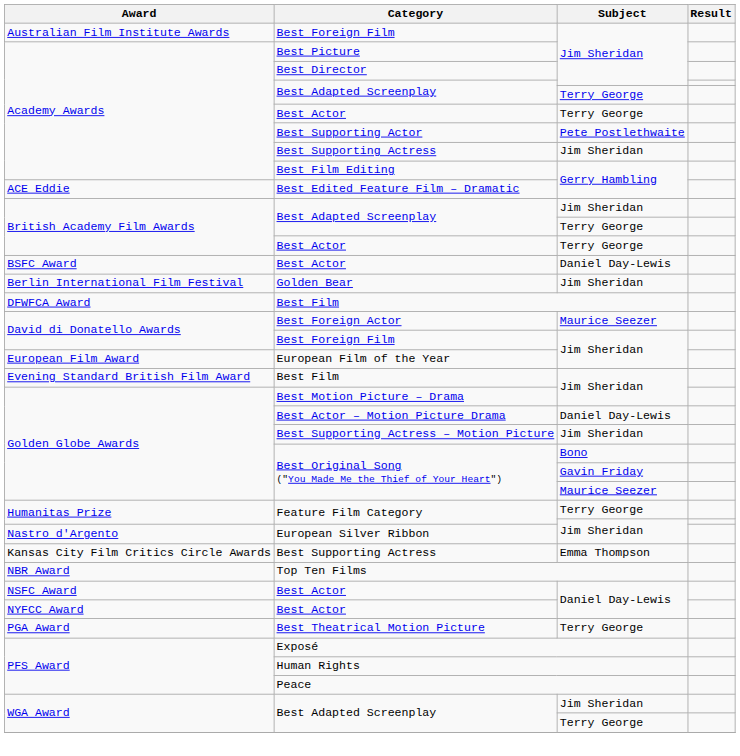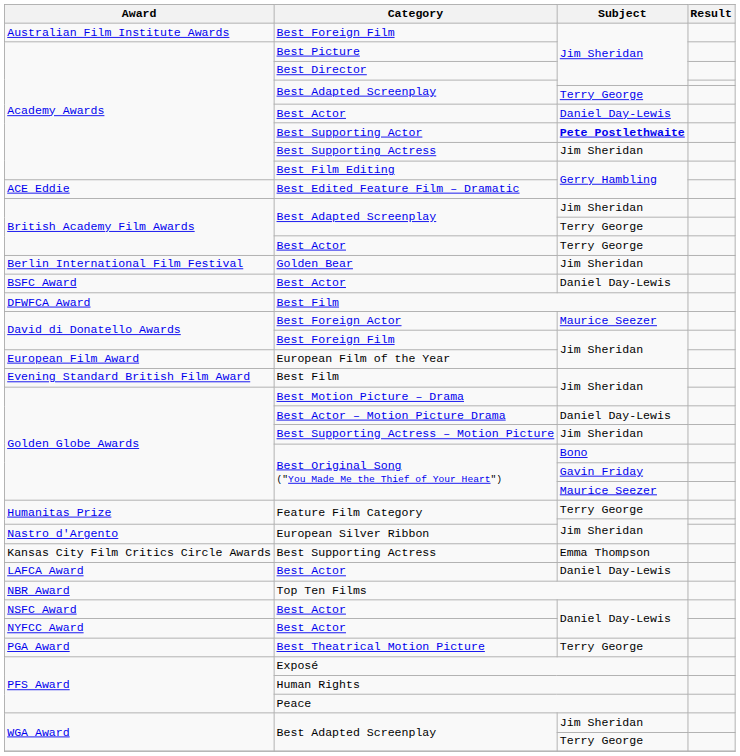(601, 114) Terry George -> (615, 114) Daniel Day-Lewis
(622, 133) normal -> (622, 133) bold
rows swapped: (125, 283) <-> (42, 265)
+ row: (45, 572)
